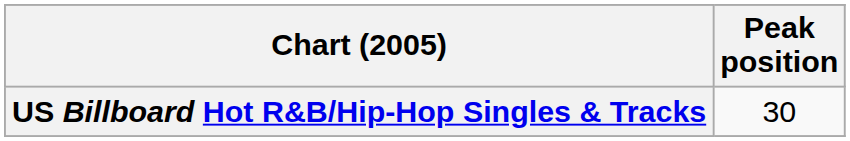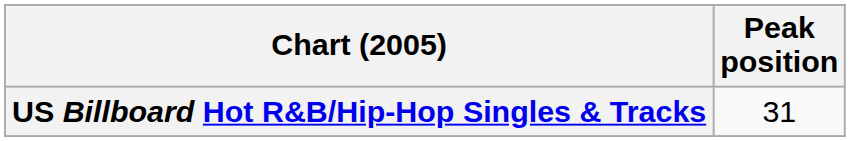(779, 111) 30 -> (779, 111) 31
